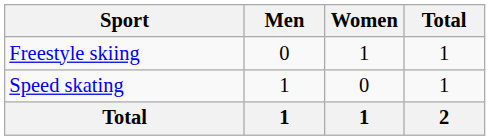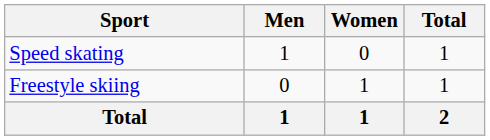rows swapped: (74, 53) <-> (67, 85)
